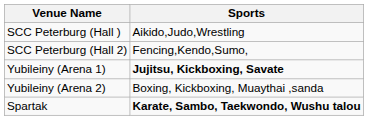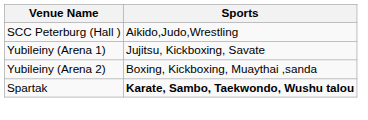- row: (67, 50)
(208, 69) bold -> (196, 50) normal
